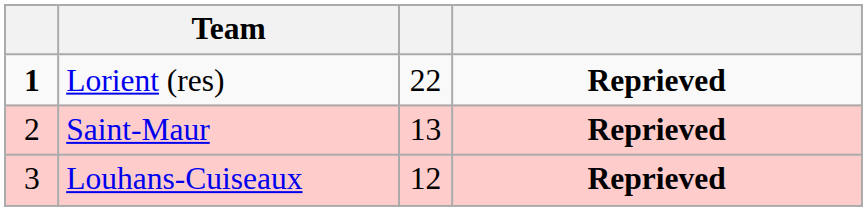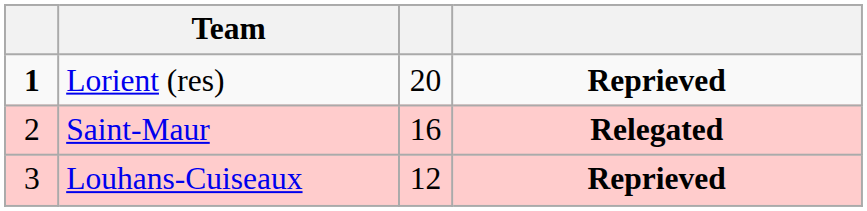(425, 79) 22 -> (425, 79) 20
(425, 129) 13 -> (425, 129) 16
(657, 129) Reprieved -> (657, 129) Relegated
